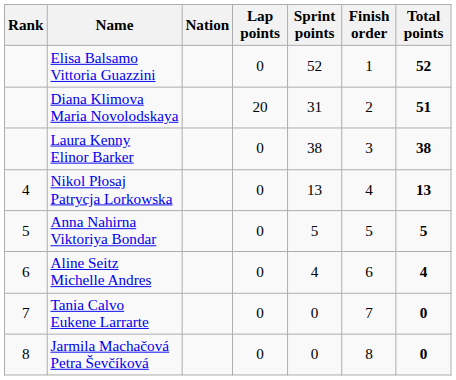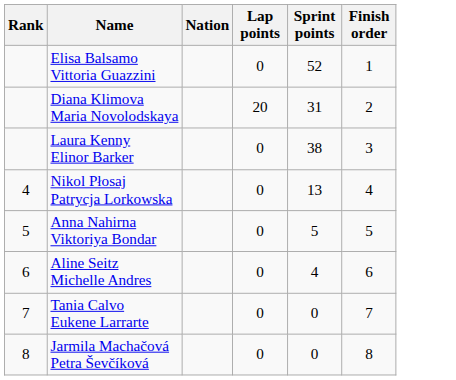- column: (424, 25)
